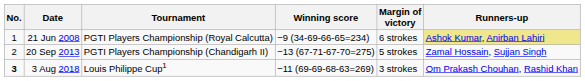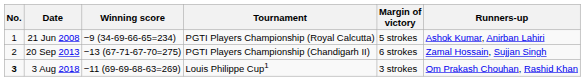columns swapped: (178, 17) <-> (326, 17)
(398, 37) 6 strokes -> (398, 37) 5 strokes
(485, 37) khaki background -> (485, 37) no background
(398, 52) 5 strokes -> (398, 52) 6 strokes
